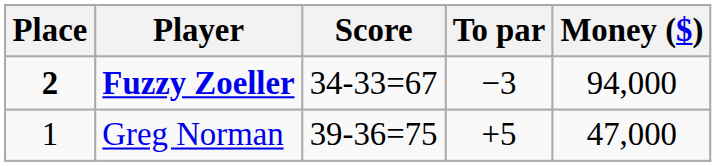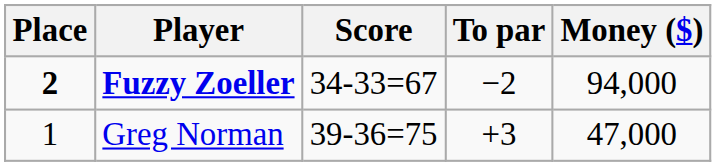(499, 82) −3 -> (499, 82) −2
(499, 134) +5 -> (499, 134) +3
